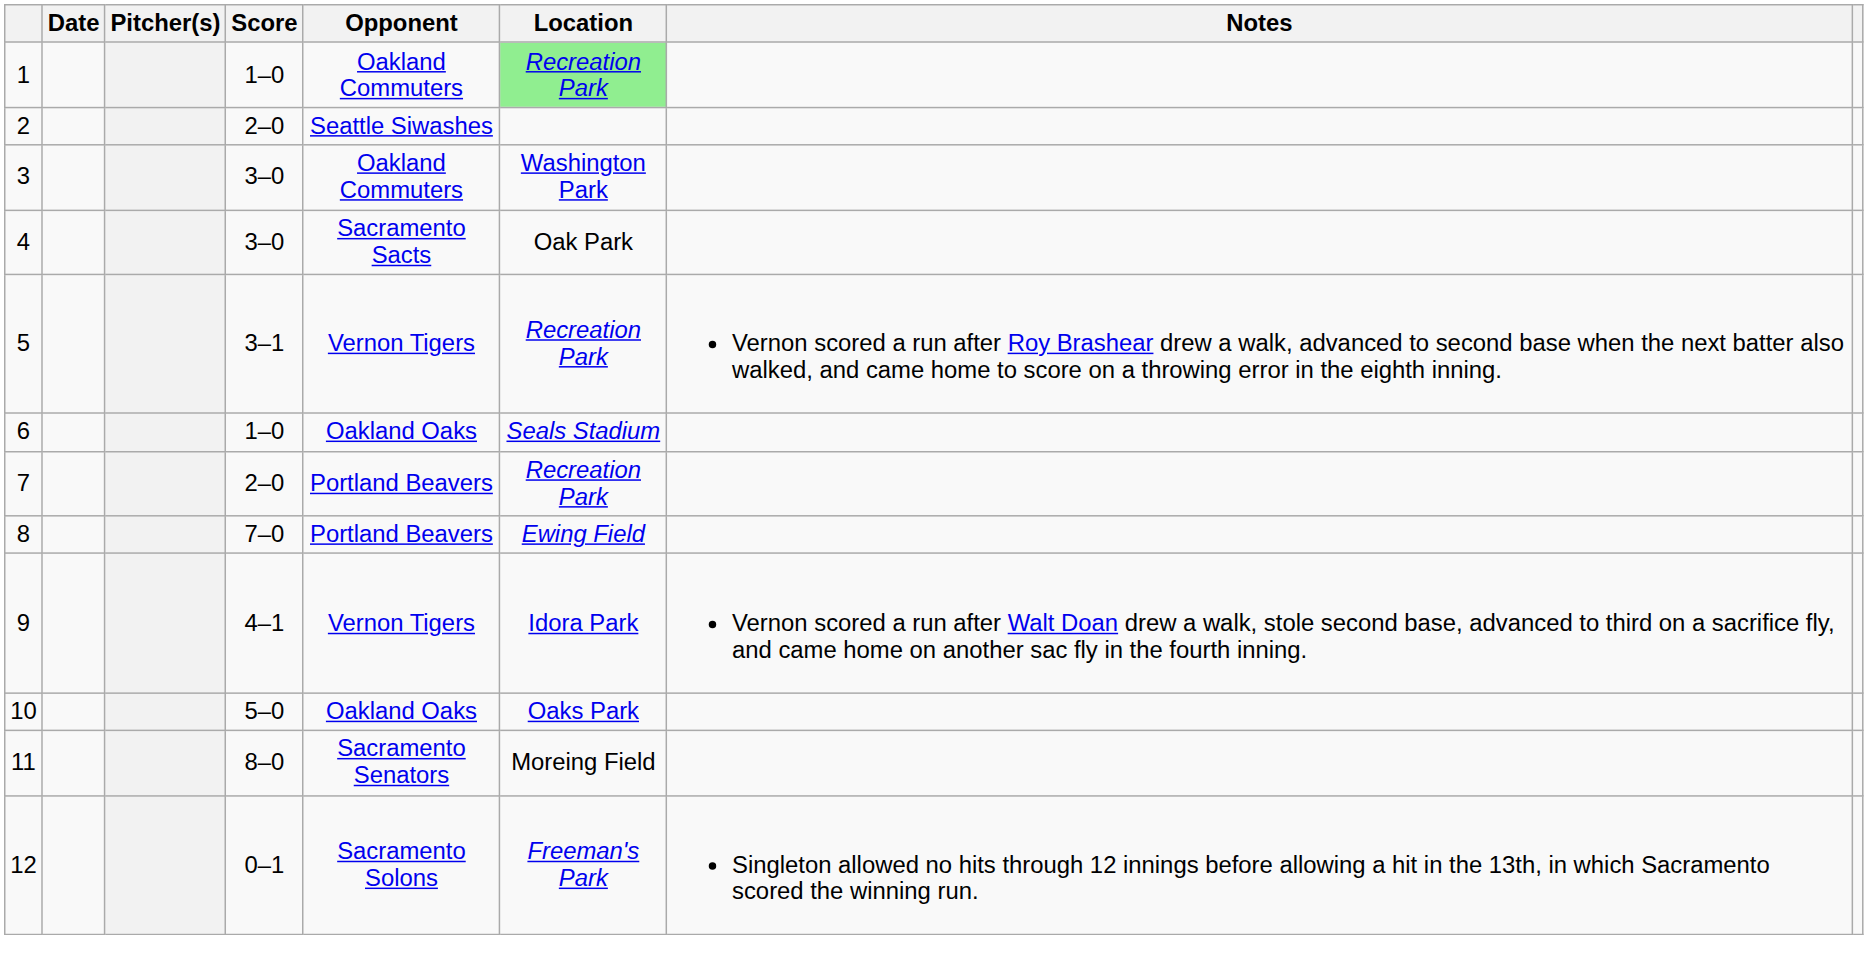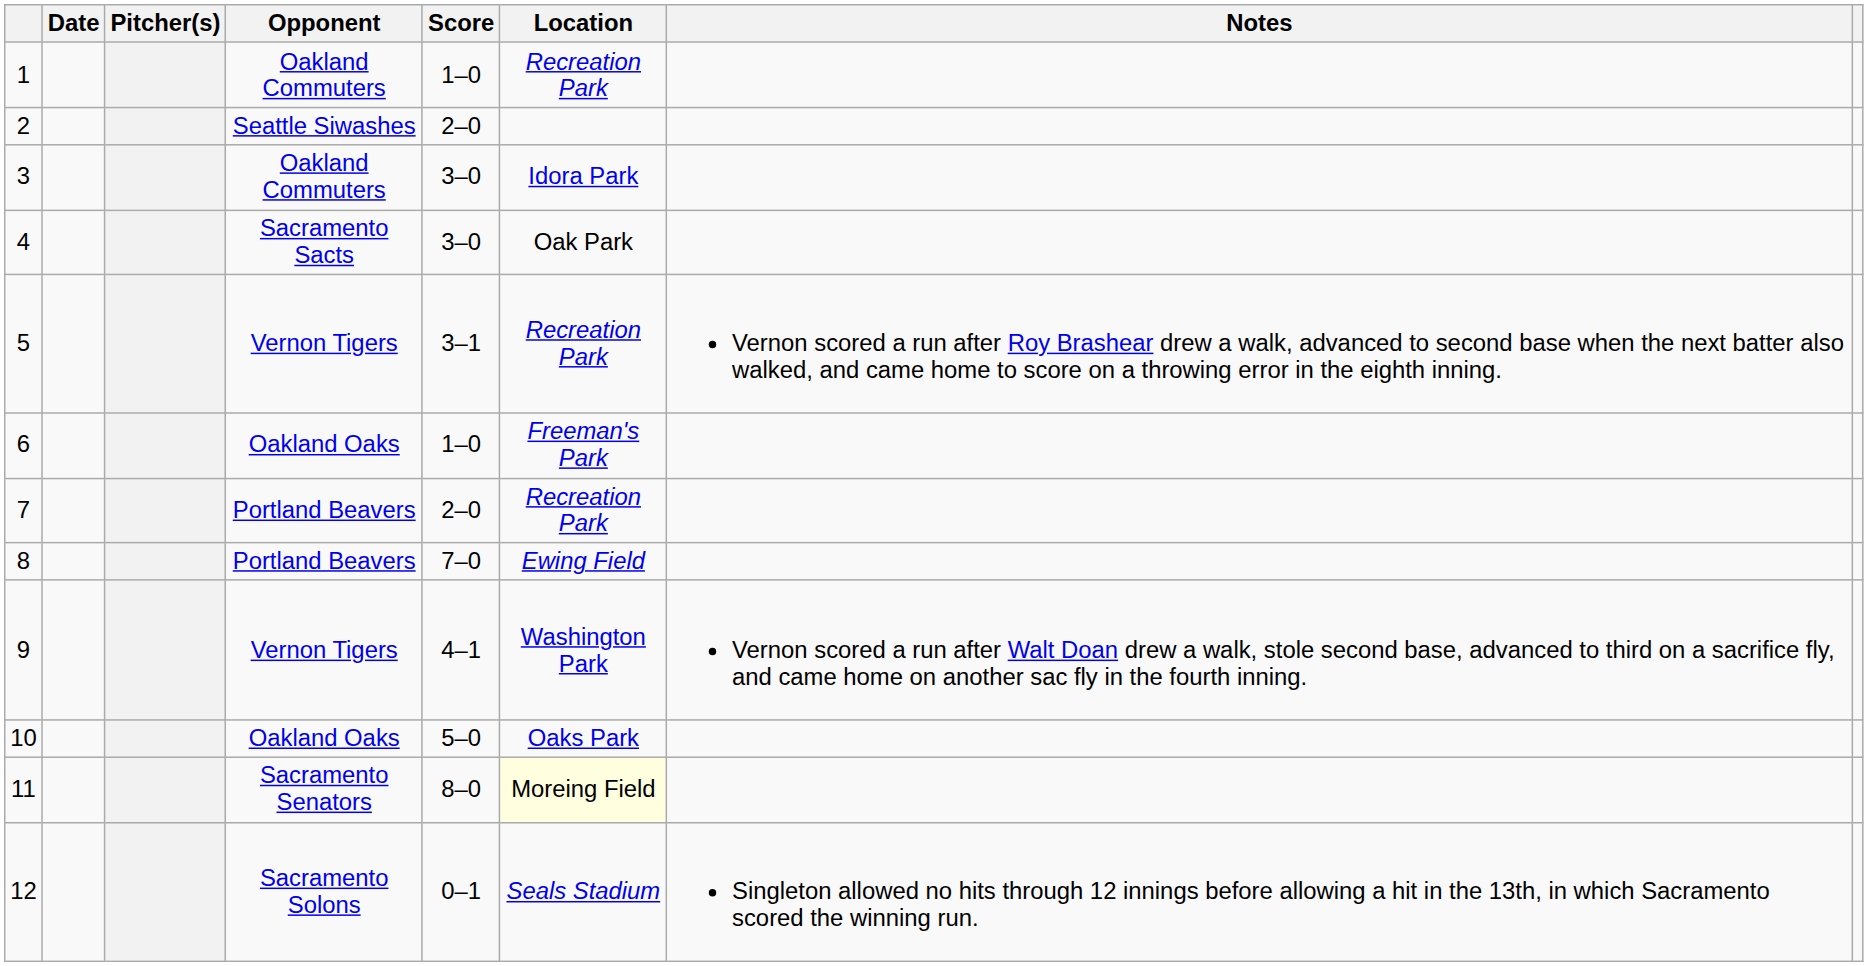columns swapped: (264, 23) <-> (401, 23)
(583, 74) lightgreen background -> (583, 74) no background
(583, 177) Washington Park -> (583, 177) Idora Park
(583, 432) Seals Stadium -> (583, 445) Freeman's Park
(583, 622) Idora Park -> (583, 649) Washington Park
(583, 762) no background -> (583, 789) lightyellow background
(583, 864) Freeman's Park -> (583, 891) Seals Stadium
